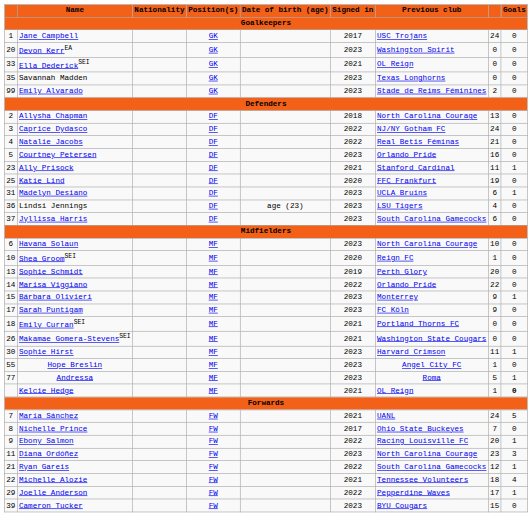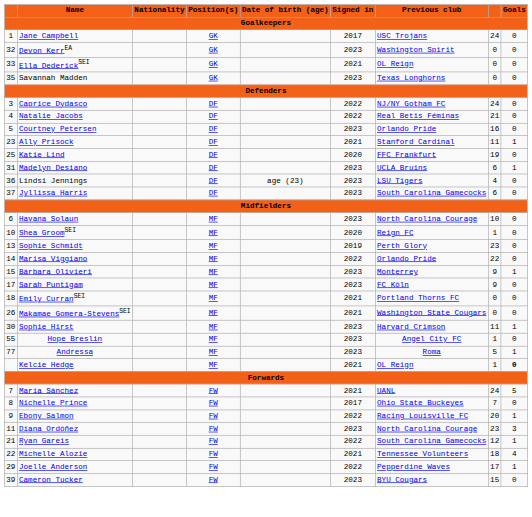(11, 50) 20 -> (11, 50) 32
- row: (51, 91)
- row: (53, 116)
(495, 272) 20 -> (495, 246) 23
